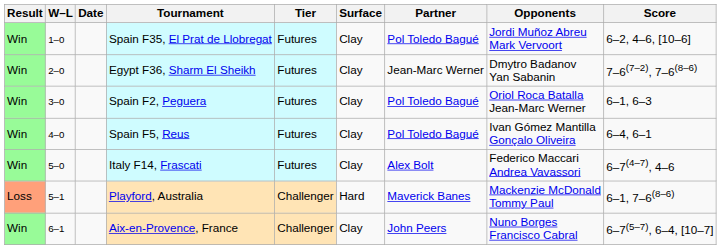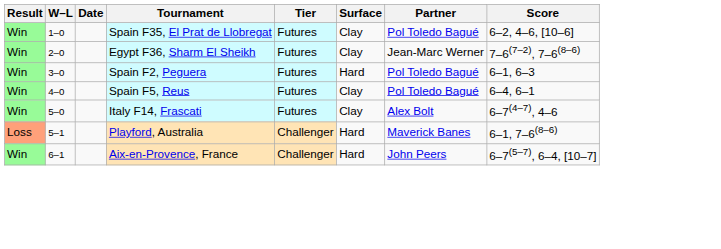- column: (545, 13)
(351, 102) Clay -> (352, 72) Hard
(351, 228) Clay -> (352, 154) Hard
